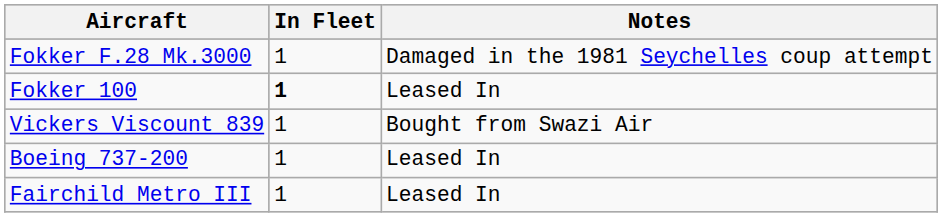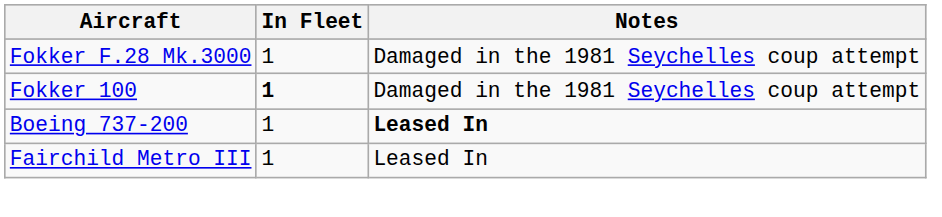(443, 91) Leased In -> (647, 91) Damaged in the 1981 Seychelles coup attempt
- row: (137, 126)
(443, 160) normal -> (431, 126) bold
